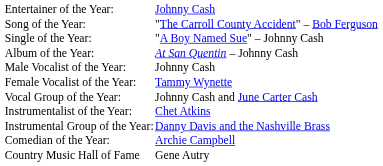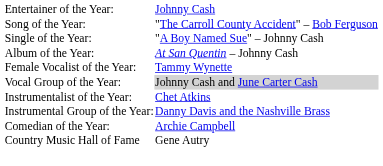- row: (65, 67)
(236, 97) no background -> (236, 82) lightgrey background
